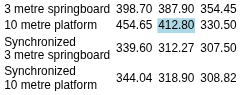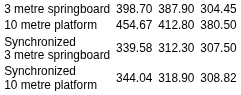(218, 9) 354.45 -> (218, 9) 304.45
(134, 25) 454.65 -> (134, 25) 454.67
(176, 25) lightblue background -> (176, 25) no background
(218, 25) 330.50 -> (218, 25) 380.50
(134, 48) 339.60 -> (134, 48) 339.58
(176, 48) 312.27 -> (176, 48) 312.30
